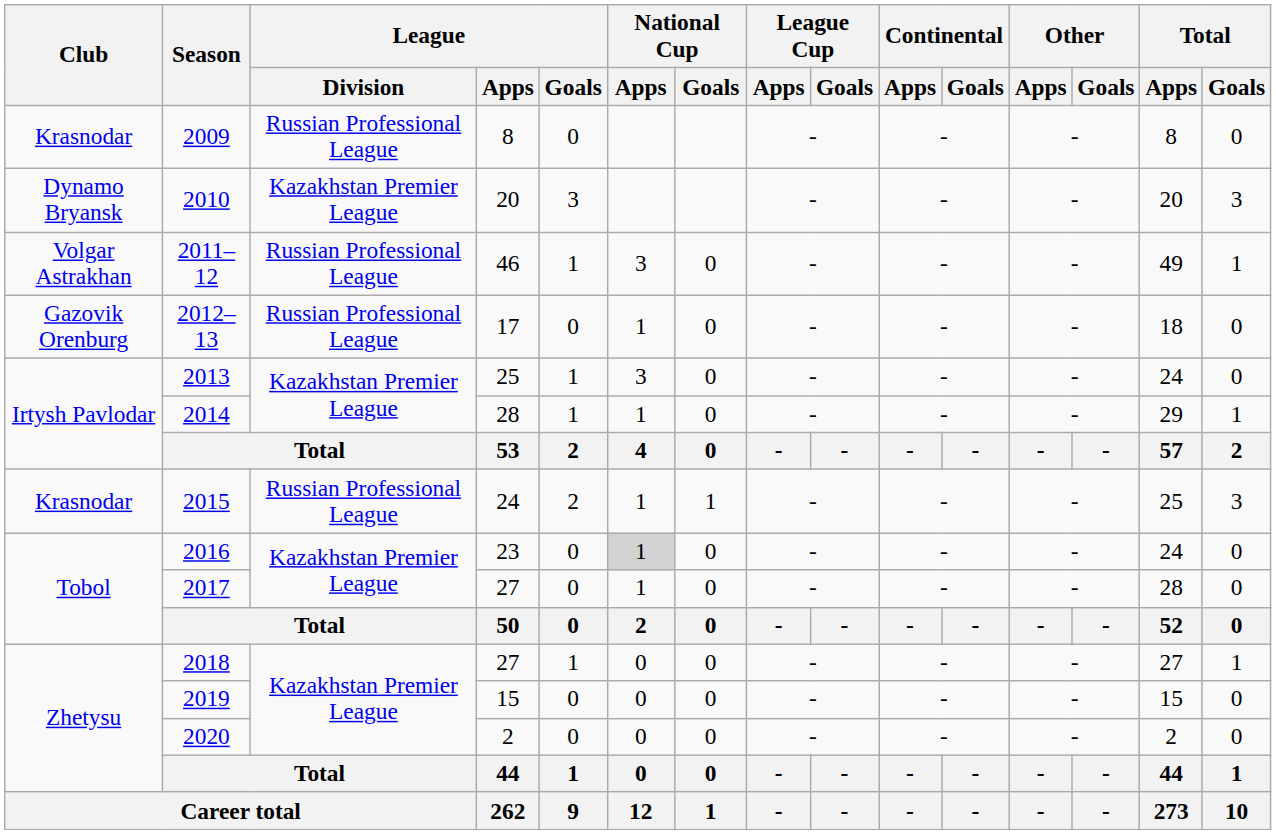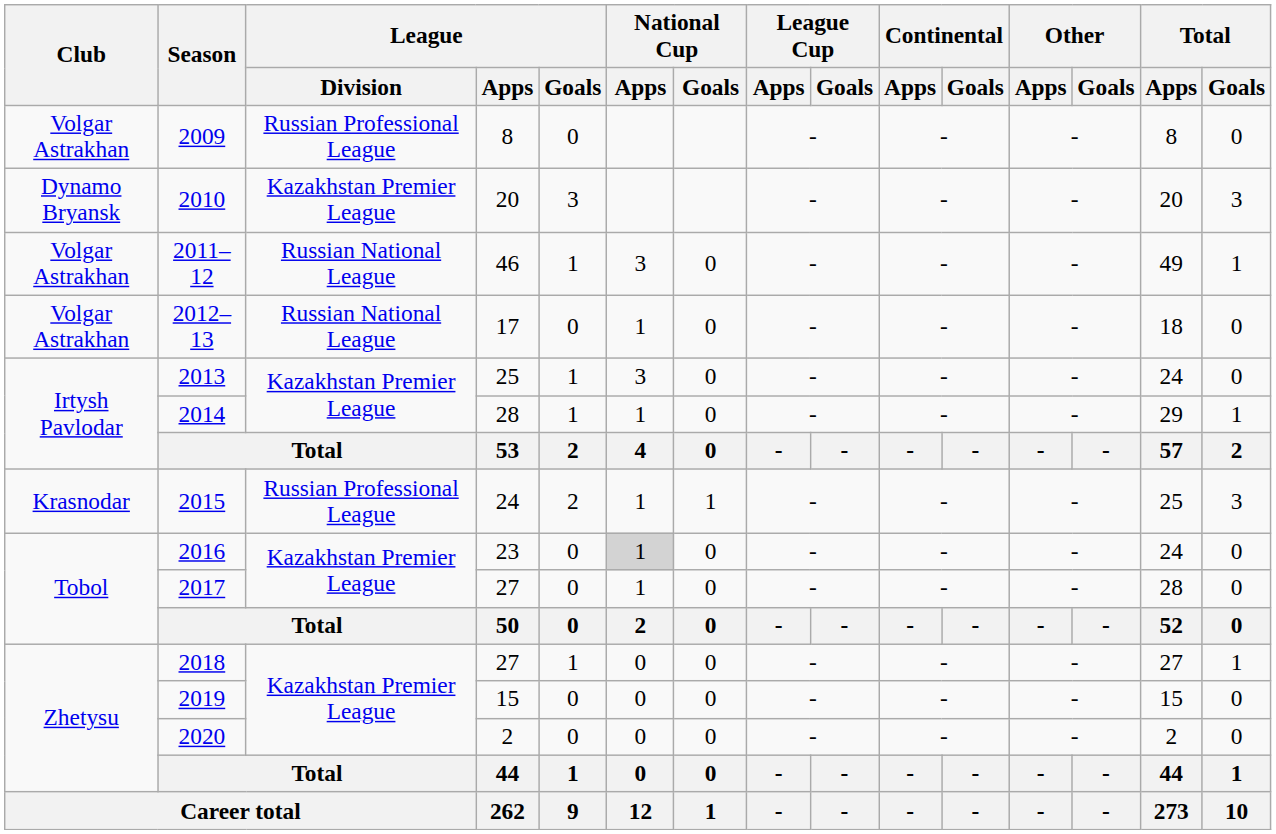(84, 136) Krasnodar -> (81, 136) Volgar Astrakhan
(363, 263) Russian Professional League -> (361, 263) Russian National League
(84, 326) Gazovik Orenburg -> (81, 326) Volgar Astrakhan
(363, 326) Russian Professional League -> (361, 326) Russian National League
